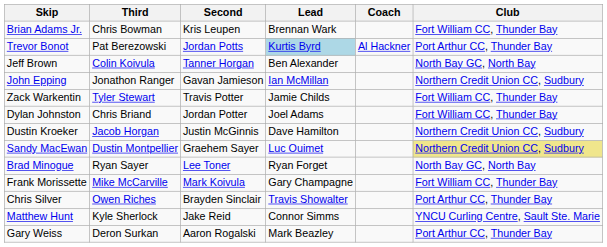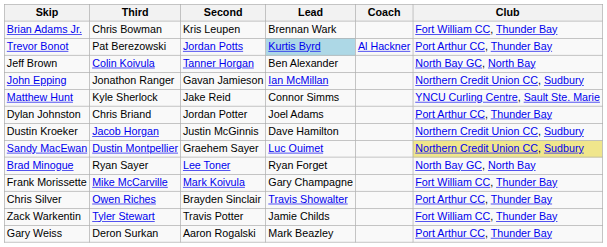rows swapped: (40, 217) <-> (44, 98)
(486, 115) Fort William CC, Thunder Bay -> (484, 115) Port Arthur CC, Thunder Bay
